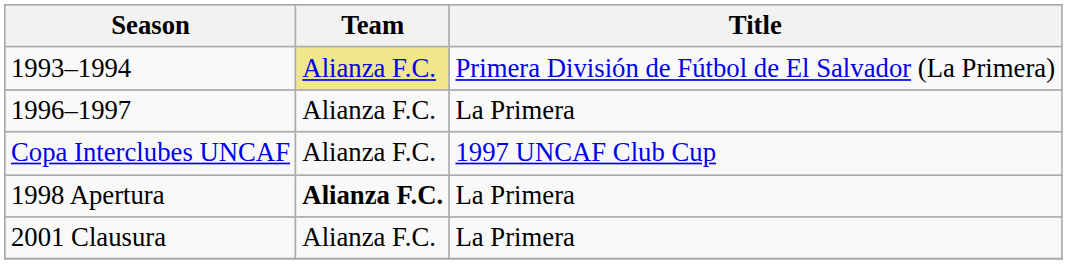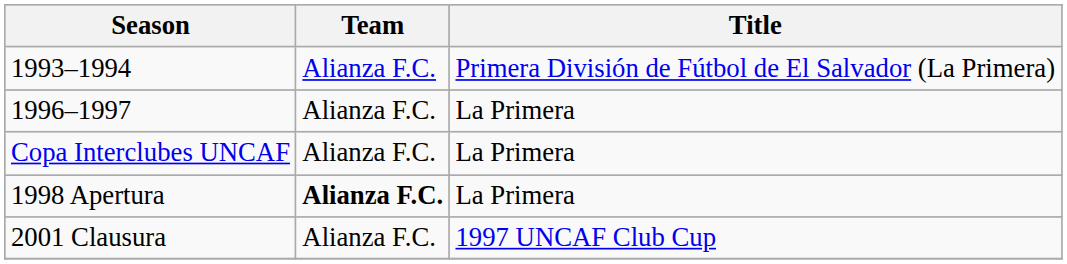(369, 68) khaki background -> (369, 68) no background
(586, 152) 1997 UNCAF Club Cup -> (515, 152) La Primera
(515, 237) La Primera -> (586, 237) 1997 UNCAF Club Cup
